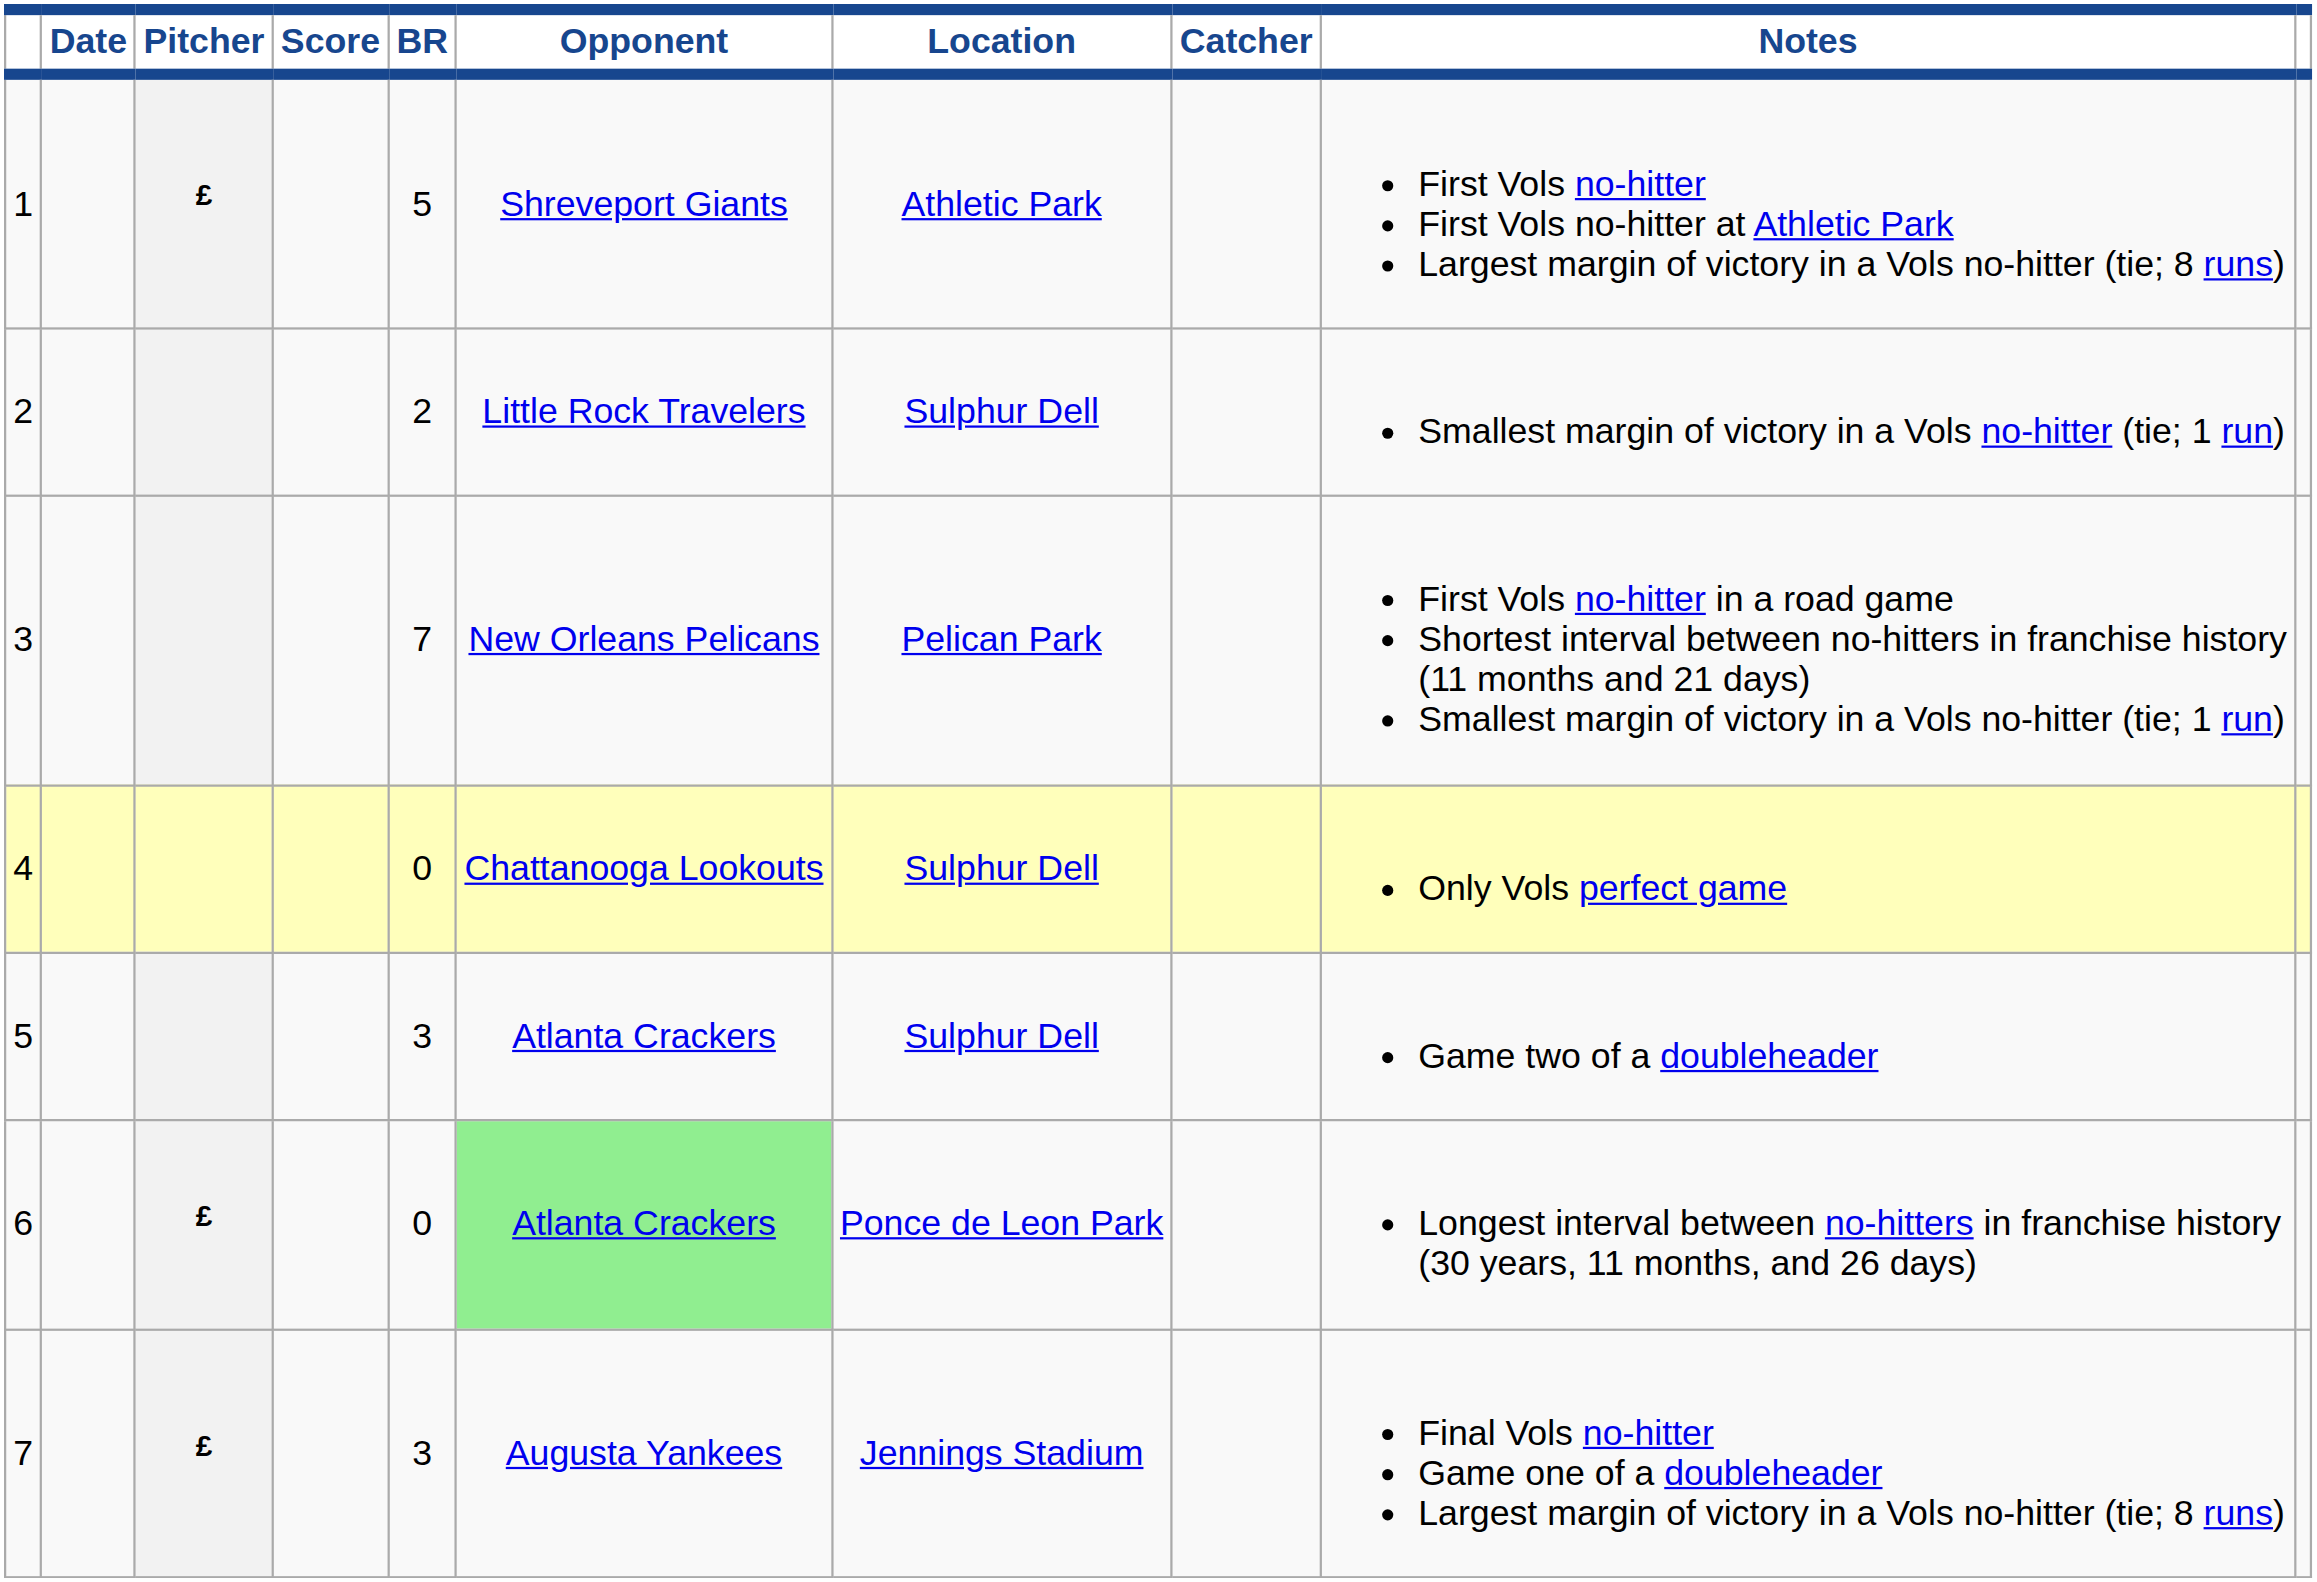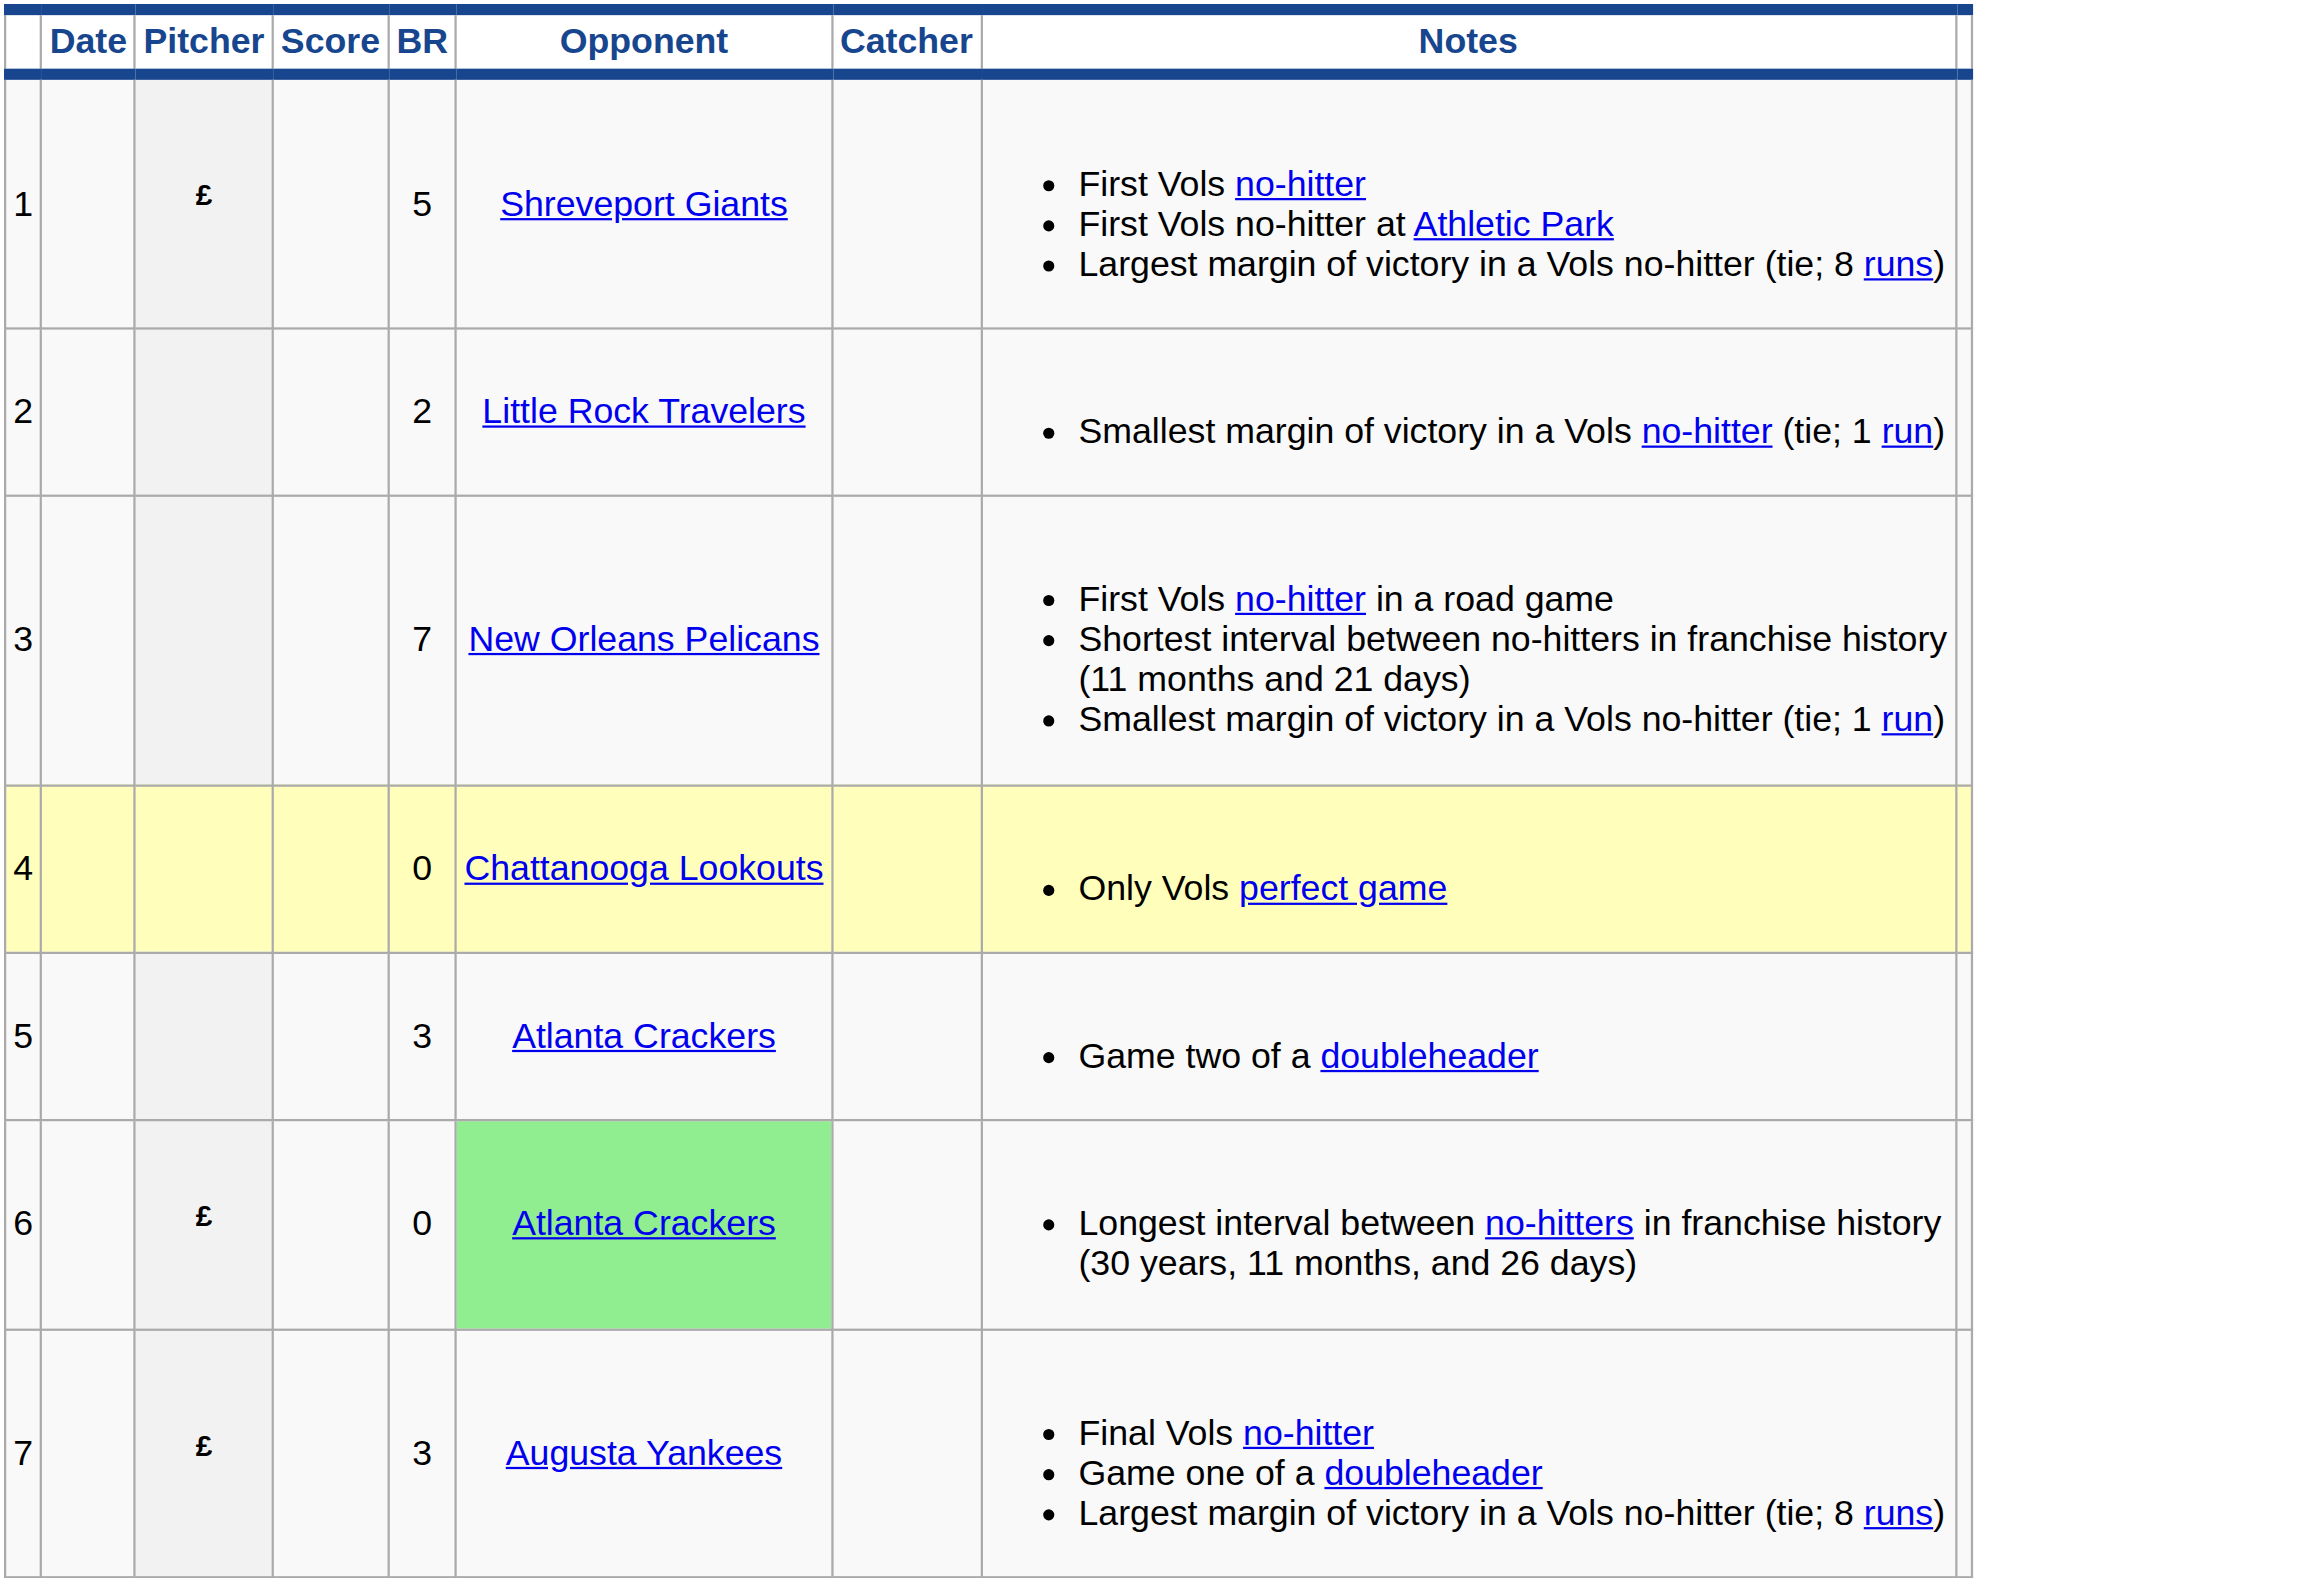- column: (1002, 41)
